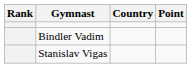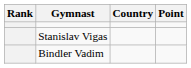rows swapped: (71, 36) <-> (73, 54)
